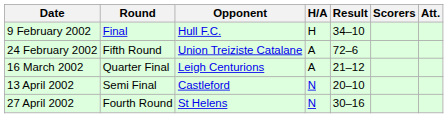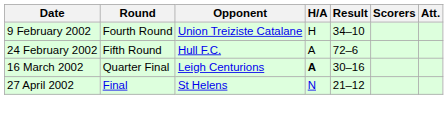(115, 31) Final -> (138, 31) Fourth Round
(199, 31) Hull F.C. -> (240, 31) Union Treiziste Catalane
(240, 49) Union Treiziste Catalane -> (199, 49) Hull F.C.
(312, 67) normal -> (312, 67) bold
(349, 67) 21–12 -> (349, 67) 30–16
- row: (40, 85)
(138, 103) Fourth Round -> (115, 85) Final
(349, 103) 30–16 -> (349, 85) 21–12
